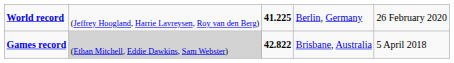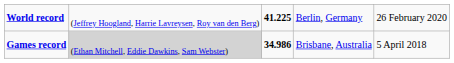(278, 44) 42.822 -> (278, 44) 34.986
